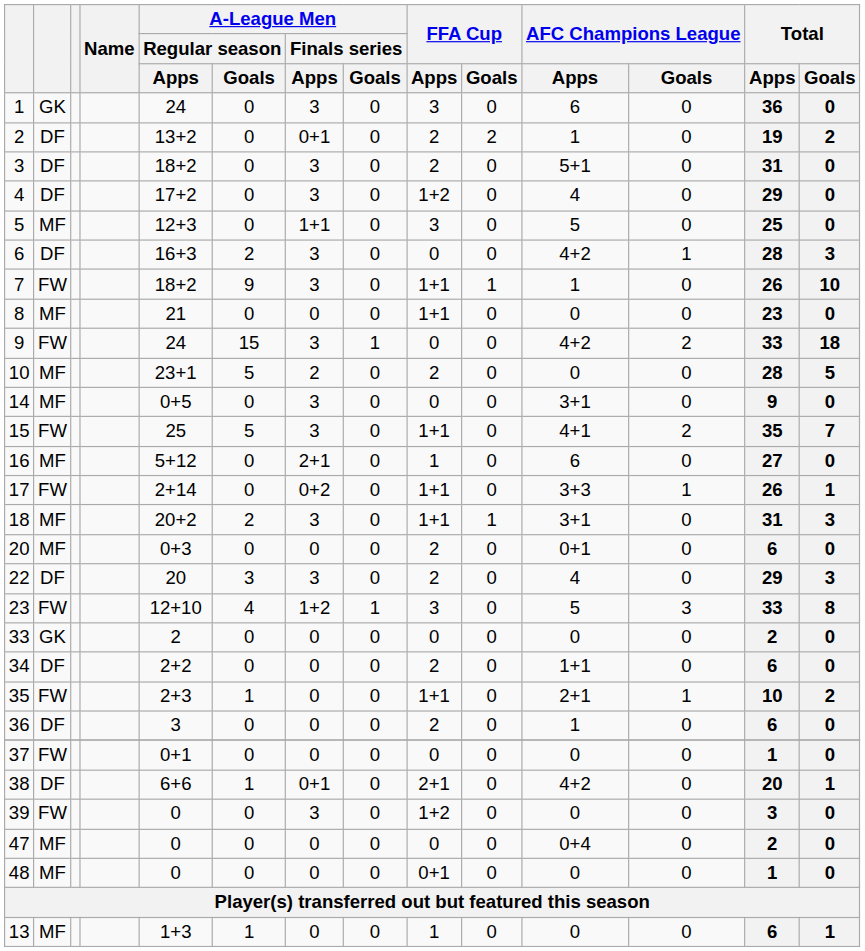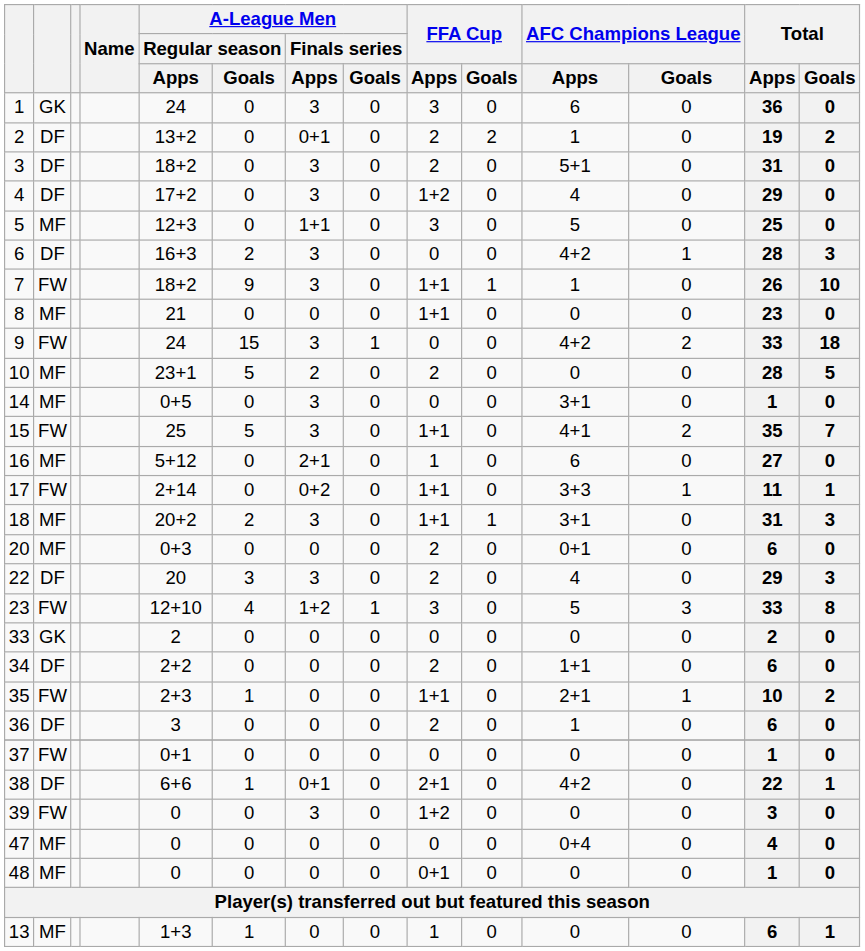(772, 401) 9 -> (772, 401) 1
(772, 490) 26 -> (772, 490) 11
(772, 784) 20 -> (772, 784) 22
(772, 843) 2 -> (772, 843) 4
